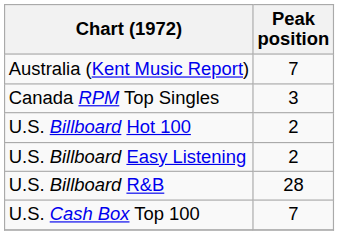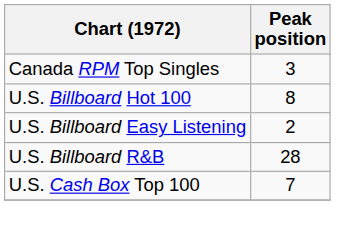- row: (129, 68)
(293, 127) 2 -> (290, 98) 8
